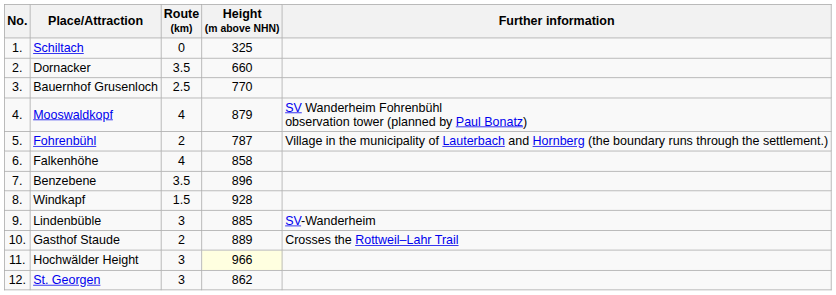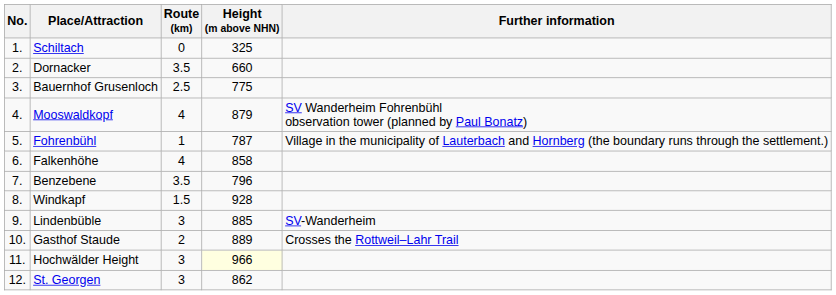(242, 87) 770 -> (242, 87) 775
(181, 141) 2 -> (181, 141) 1
(242, 181) 896 -> (242, 181) 796
